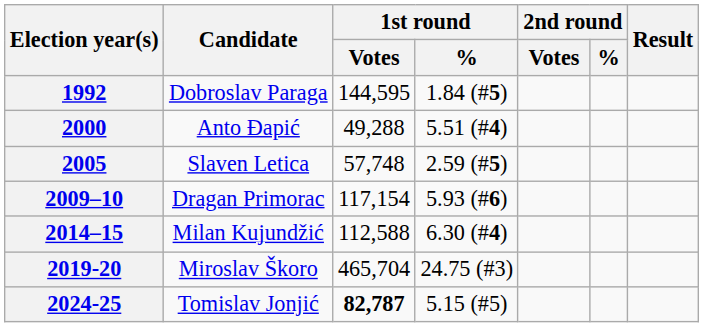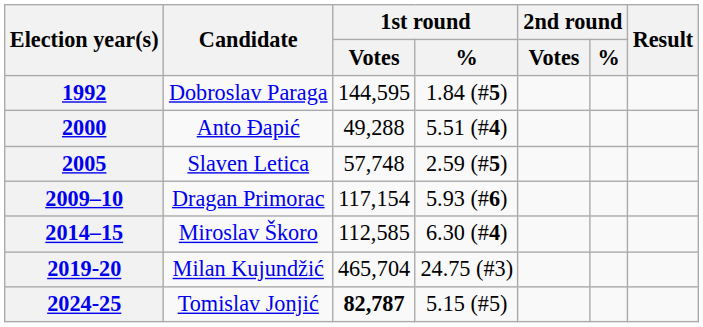(248, 233) Milan Kujundžić -> (248, 233) Miroslav Škoro
(374, 233) 112,588 -> (374, 233) 112,585
(248, 269) Miroslav Škoro -> (248, 269) Milan Kujundžić
